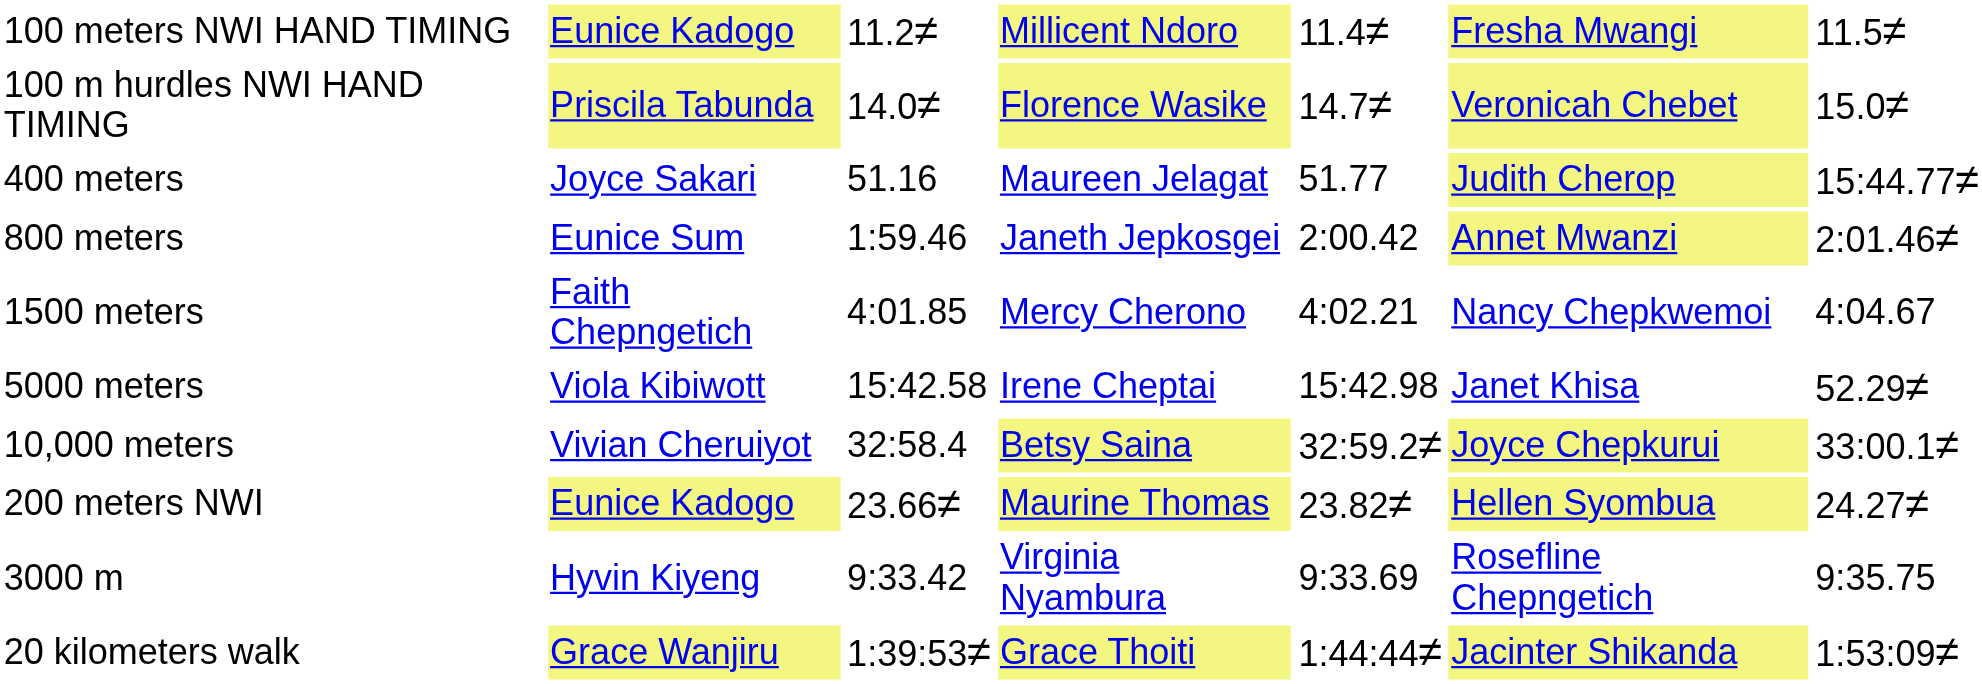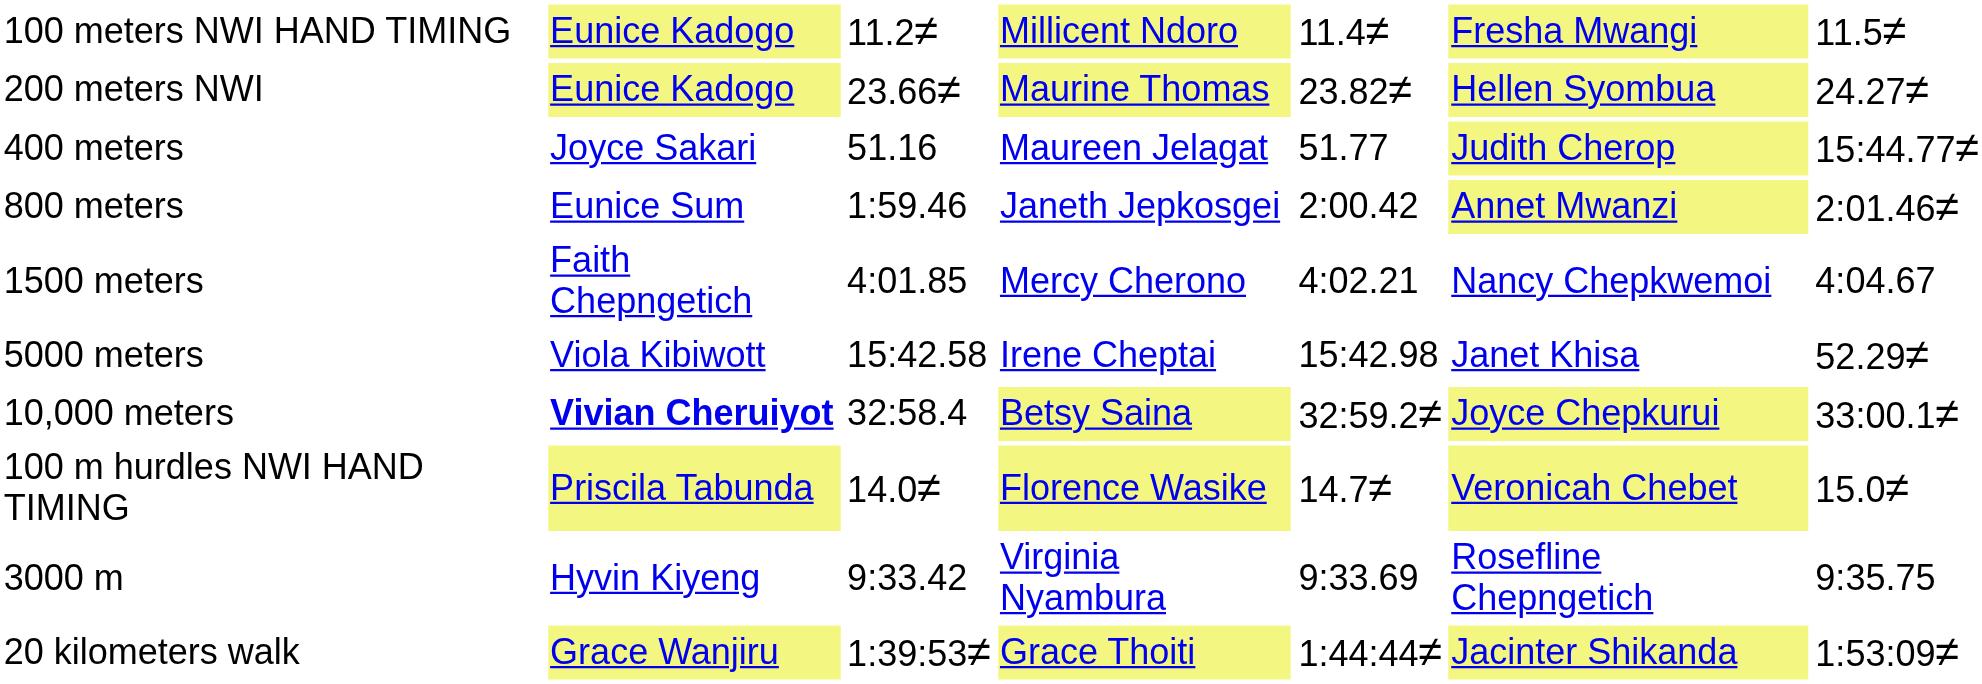rows swapped: (134, 503) <-> (214, 105)
(681, 444) normal -> (692, 413) bold
